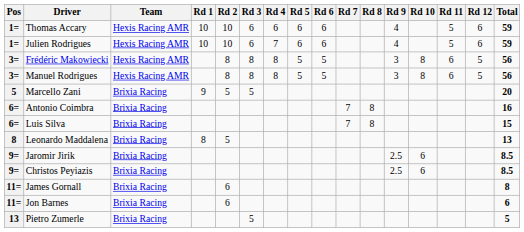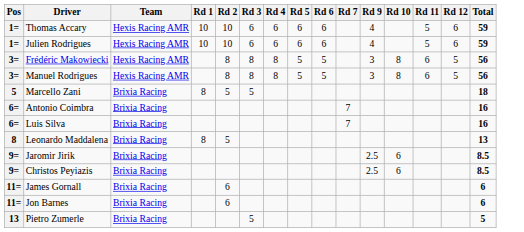- column: (372, 12)
(276, 44) 7 -> (276, 44) 6
(203, 92) 9 -> (203, 92) 8
(507, 92) 20 -> (483, 92) 18
(507, 124) 15 -> (483, 124) 16
(507, 187) 8 -> (483, 187) 6
